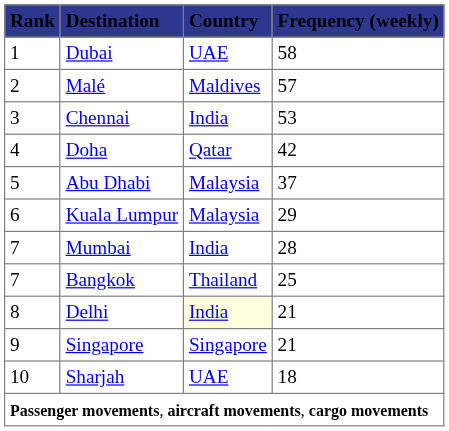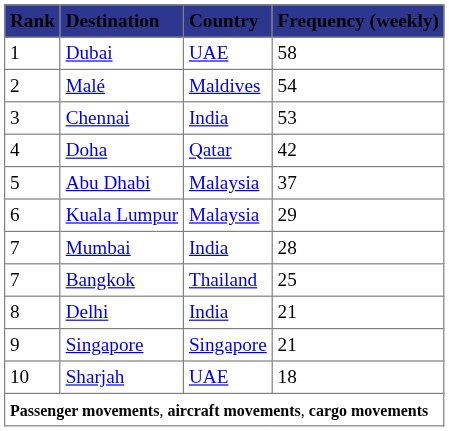(287, 85) 57 -> (287, 85) 54
(209, 312) lightyellow background -> (209, 312) no background
